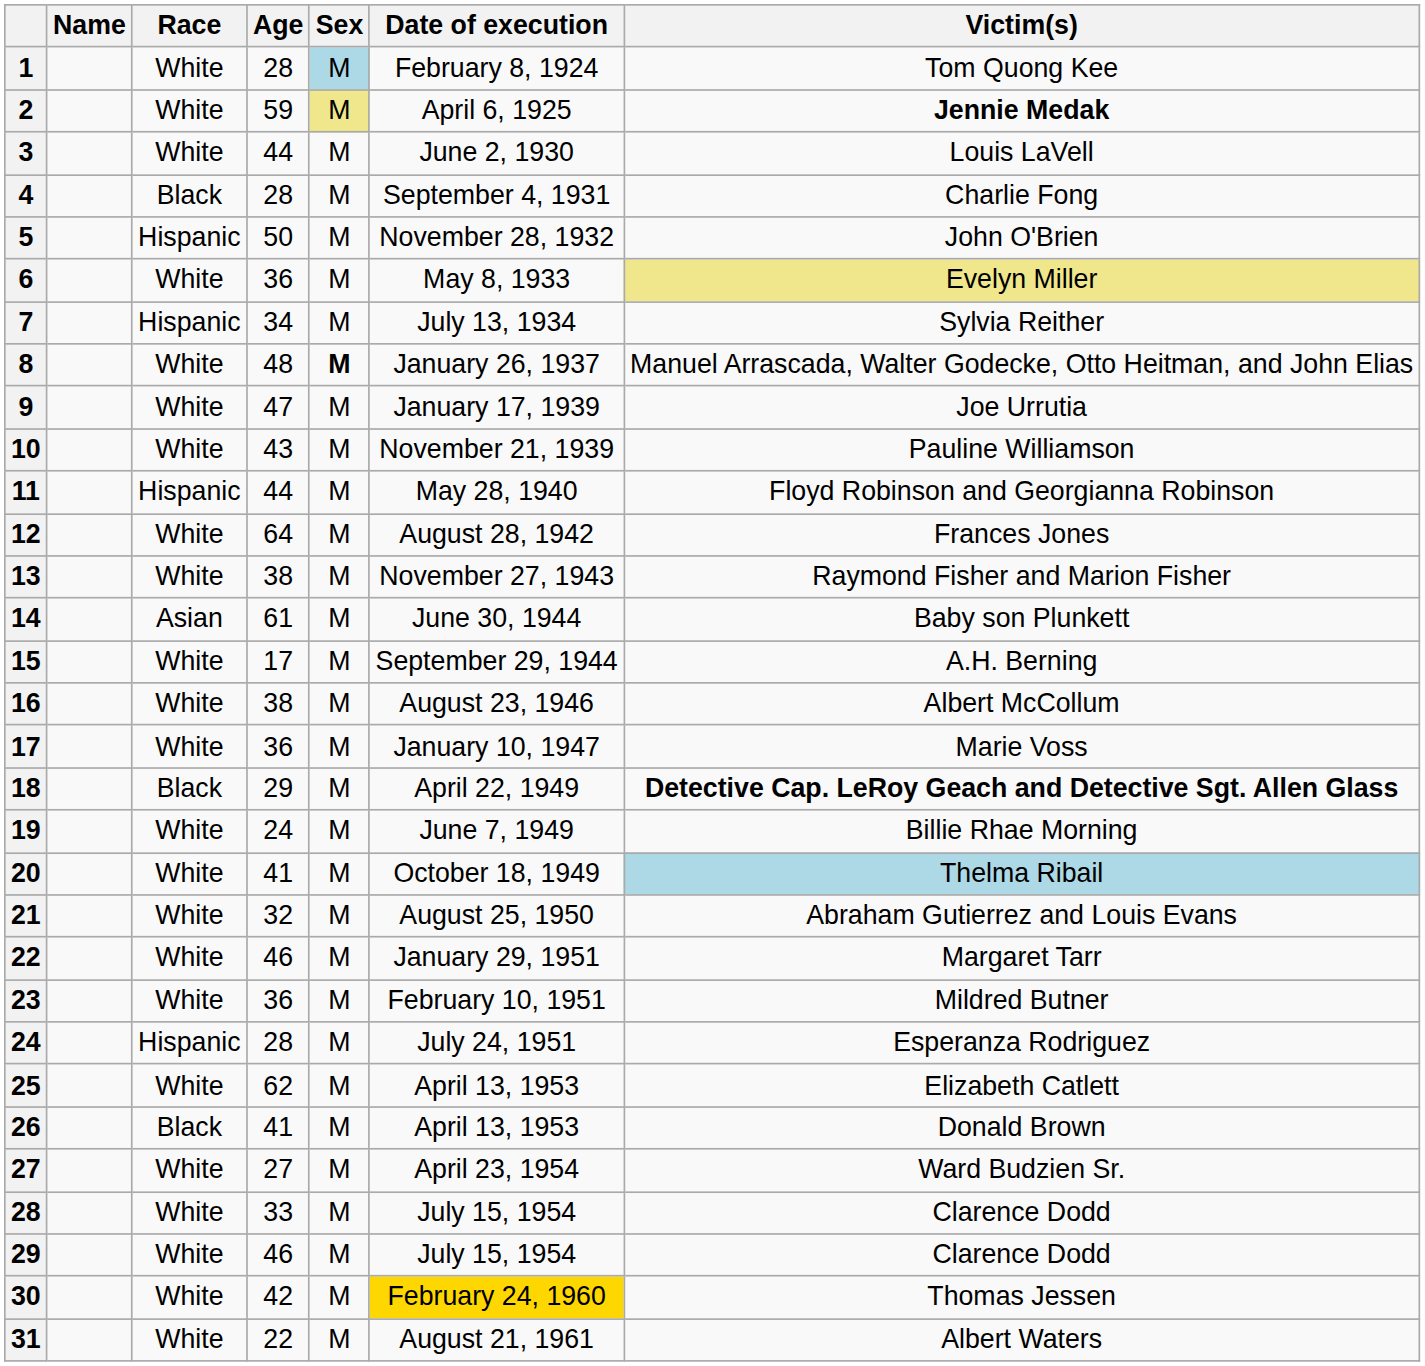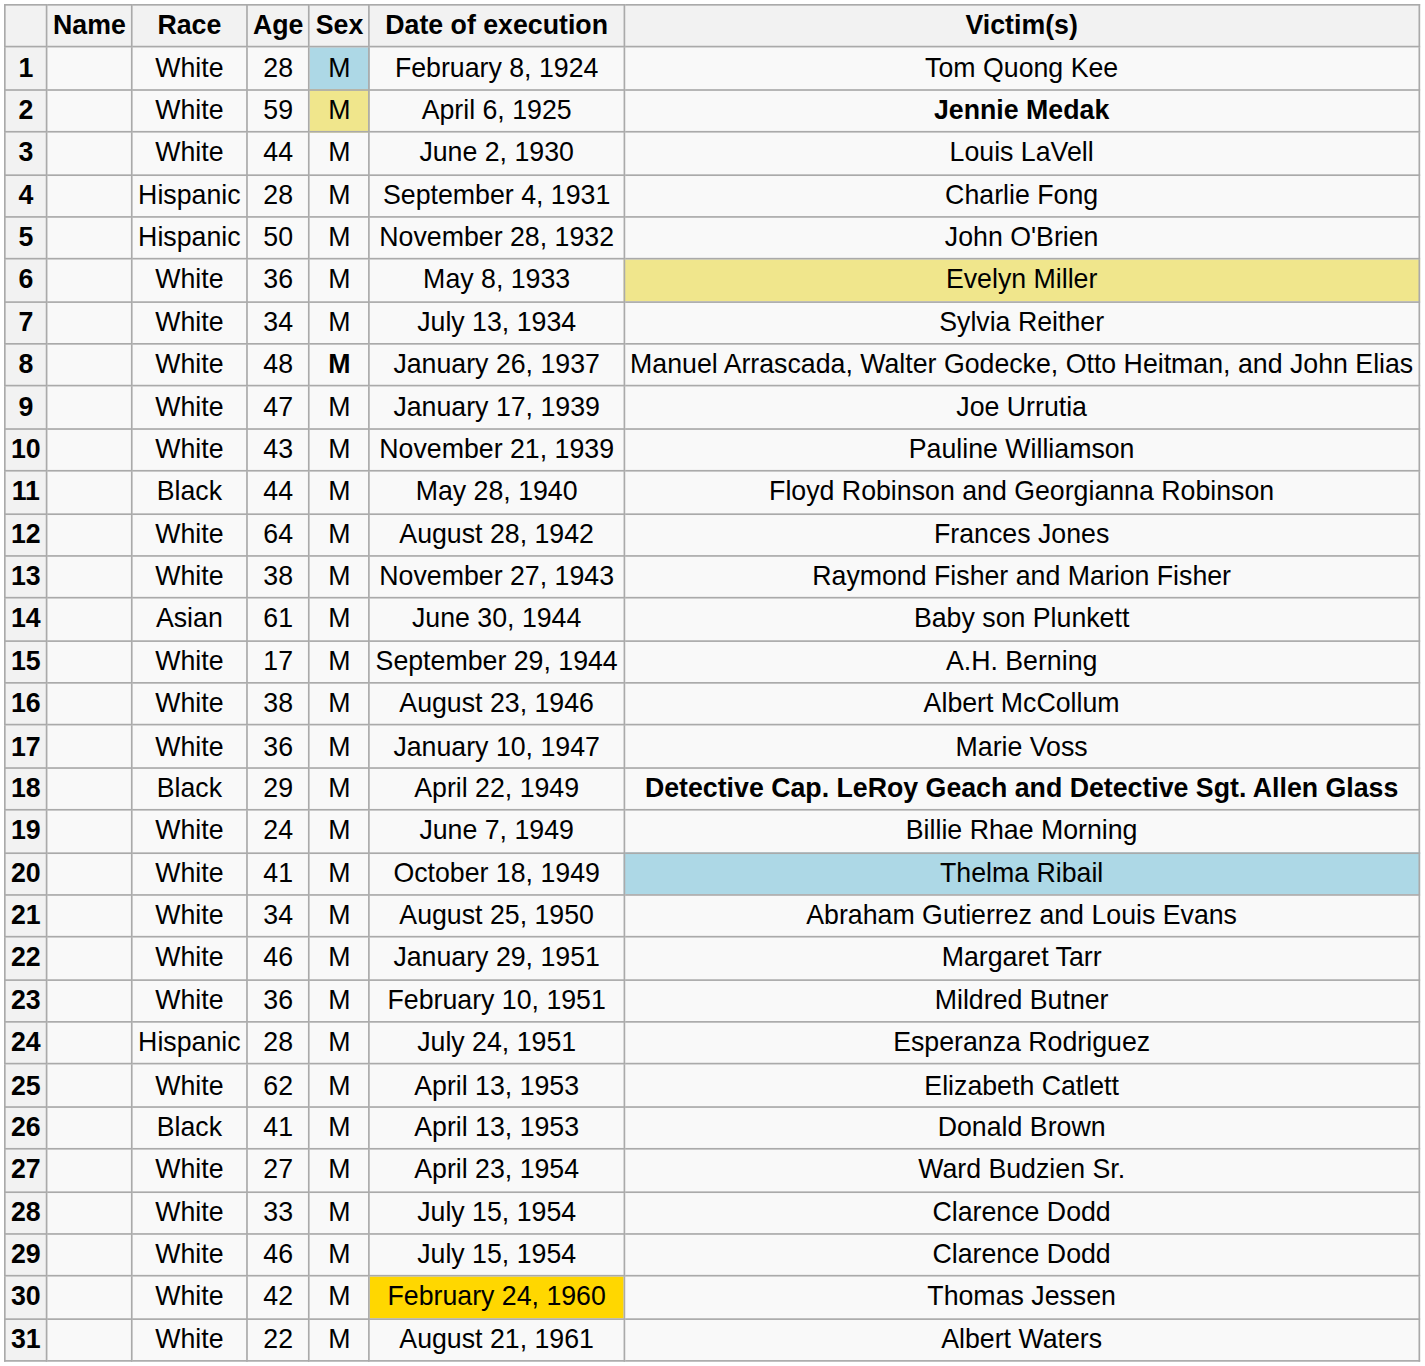(189, 195) Black -> (189, 195) Hispanic
(189, 322) Hispanic -> (189, 322) White
(189, 491) Hispanic -> (189, 491) Black
(278, 915) 32 -> (278, 915) 34
